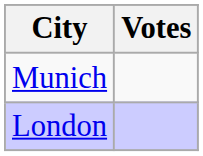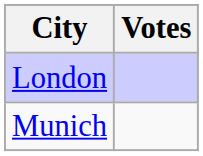rows swapped: (60, 125) <-> (60, 77)
